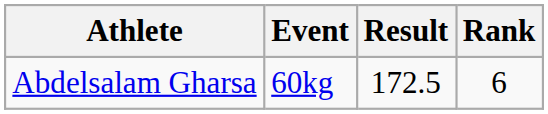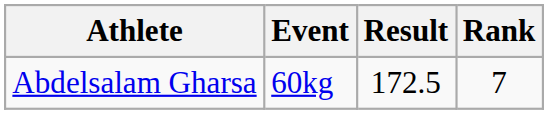(499, 81) 6 -> (499, 81) 7
